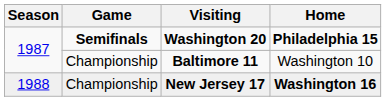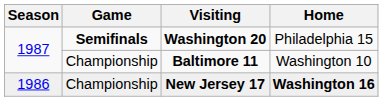(325, 38) bold -> (324, 38) normal
(33, 84) 1988 -> (33, 84) 1986
